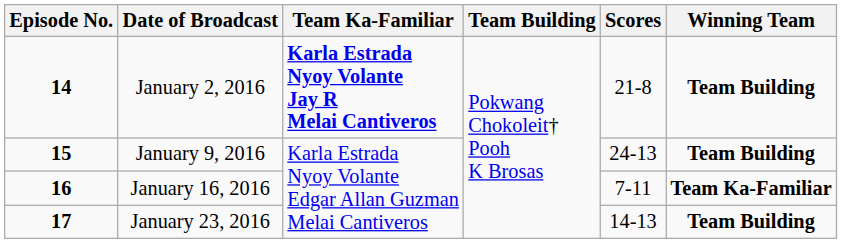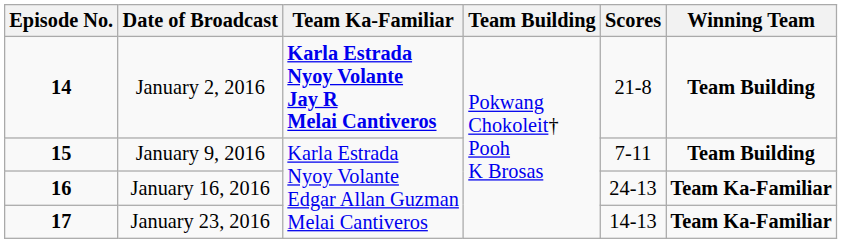(633, 154) 24-13 -> (633, 154) 7-11
(633, 187) 7-11 -> (633, 187) 24-13
(751, 221) Team Building -> (751, 221) Team Ka-Familiar
